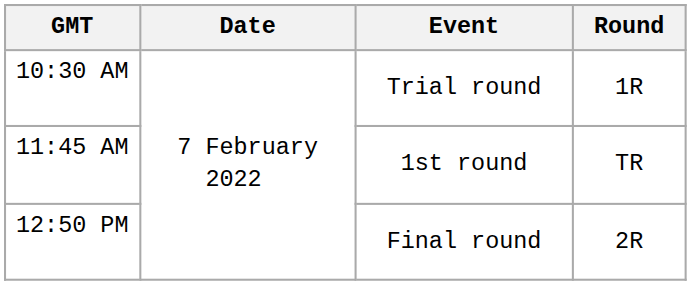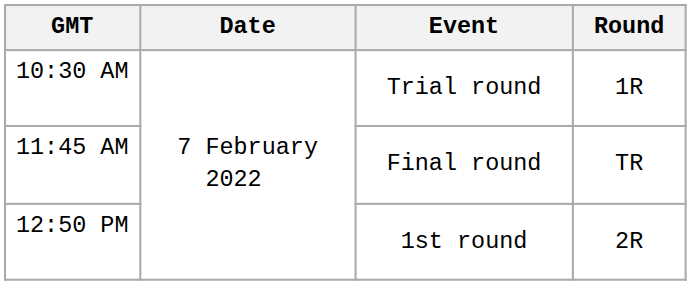(464, 164) 1st round -> (464, 164) Final round
(464, 241) Final round -> (464, 241) 1st round
